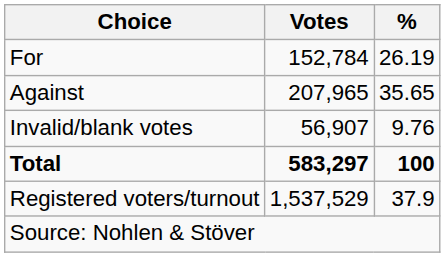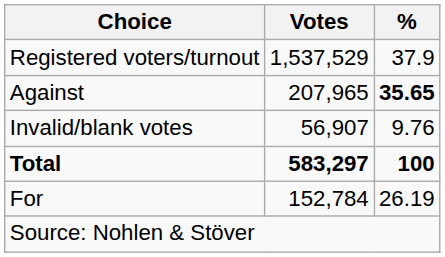rows swapped: (27, 57) <-> (135, 198)
(407, 92) normal -> (407, 92) bold
